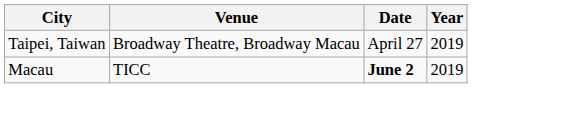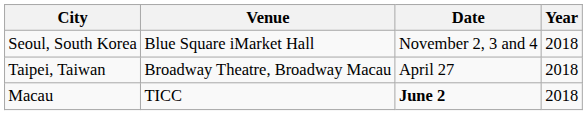+ row: (73, 43)
(447, 43) 2019 -> (562, 69) 2018
(447, 69) 2019 -> (562, 95) 2018
